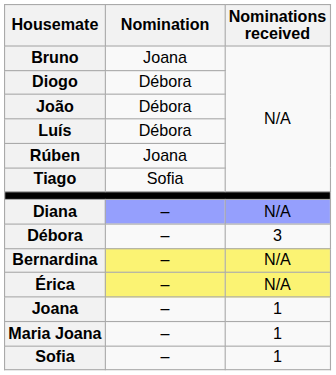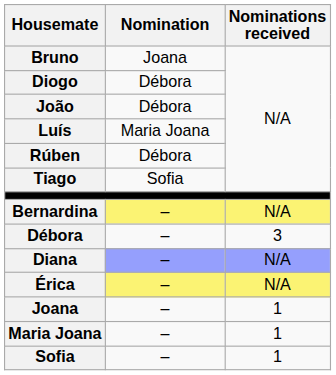(165, 131) Débora -> (165, 131) Maria Joana
(165, 155) Joana -> (165, 155) Débora
rows swapped: (55, 260) <-> (55, 211)
